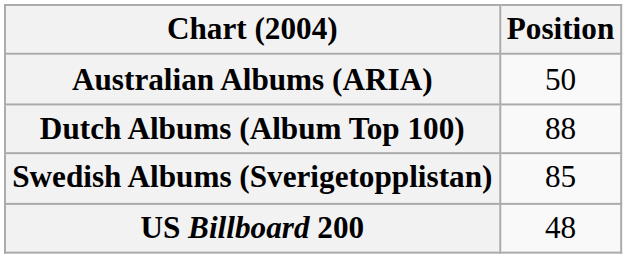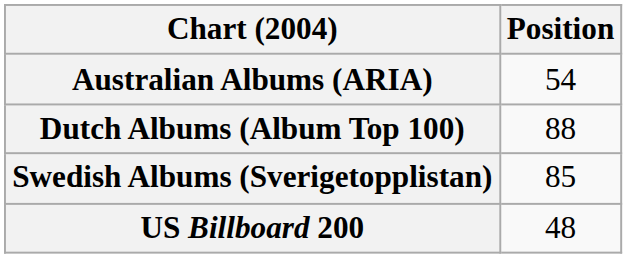(561, 78) 50 -> (561, 78) 54
